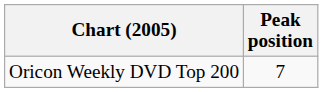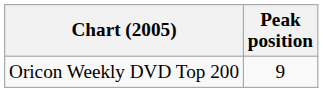(280, 71) 7 -> (280, 71) 9
